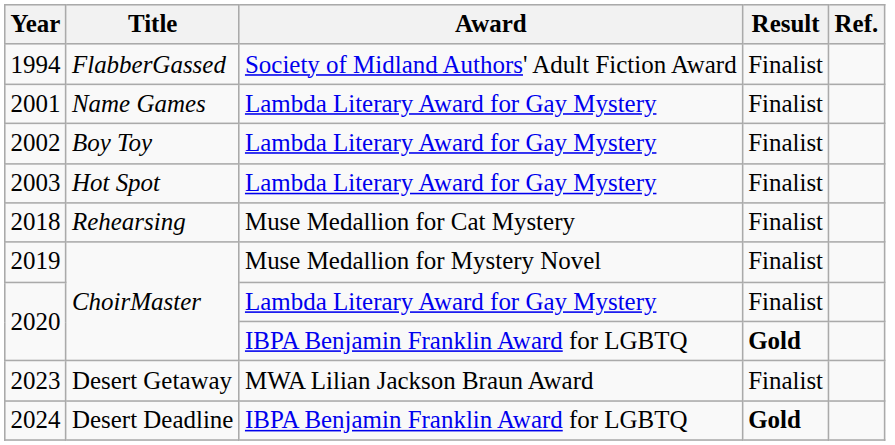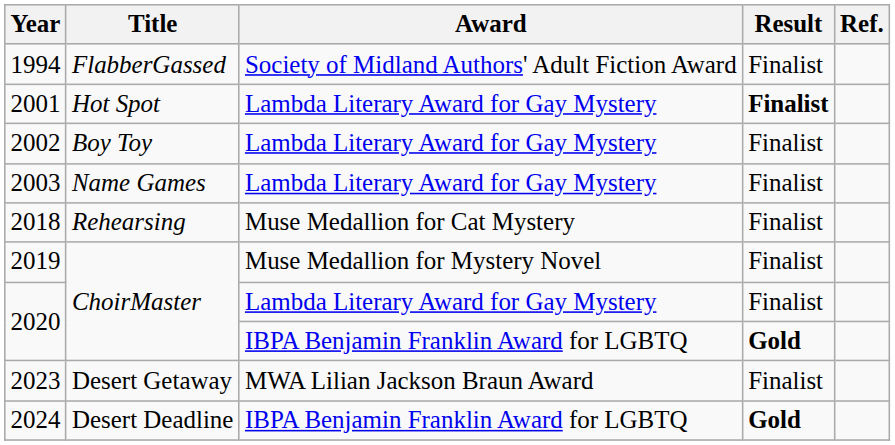(139, 103) Name Games -> (116, 103) Hot Spot
(786, 103) normal -> (788, 103) bold
(116, 182) Hot Spot -> (139, 182) Name Games
